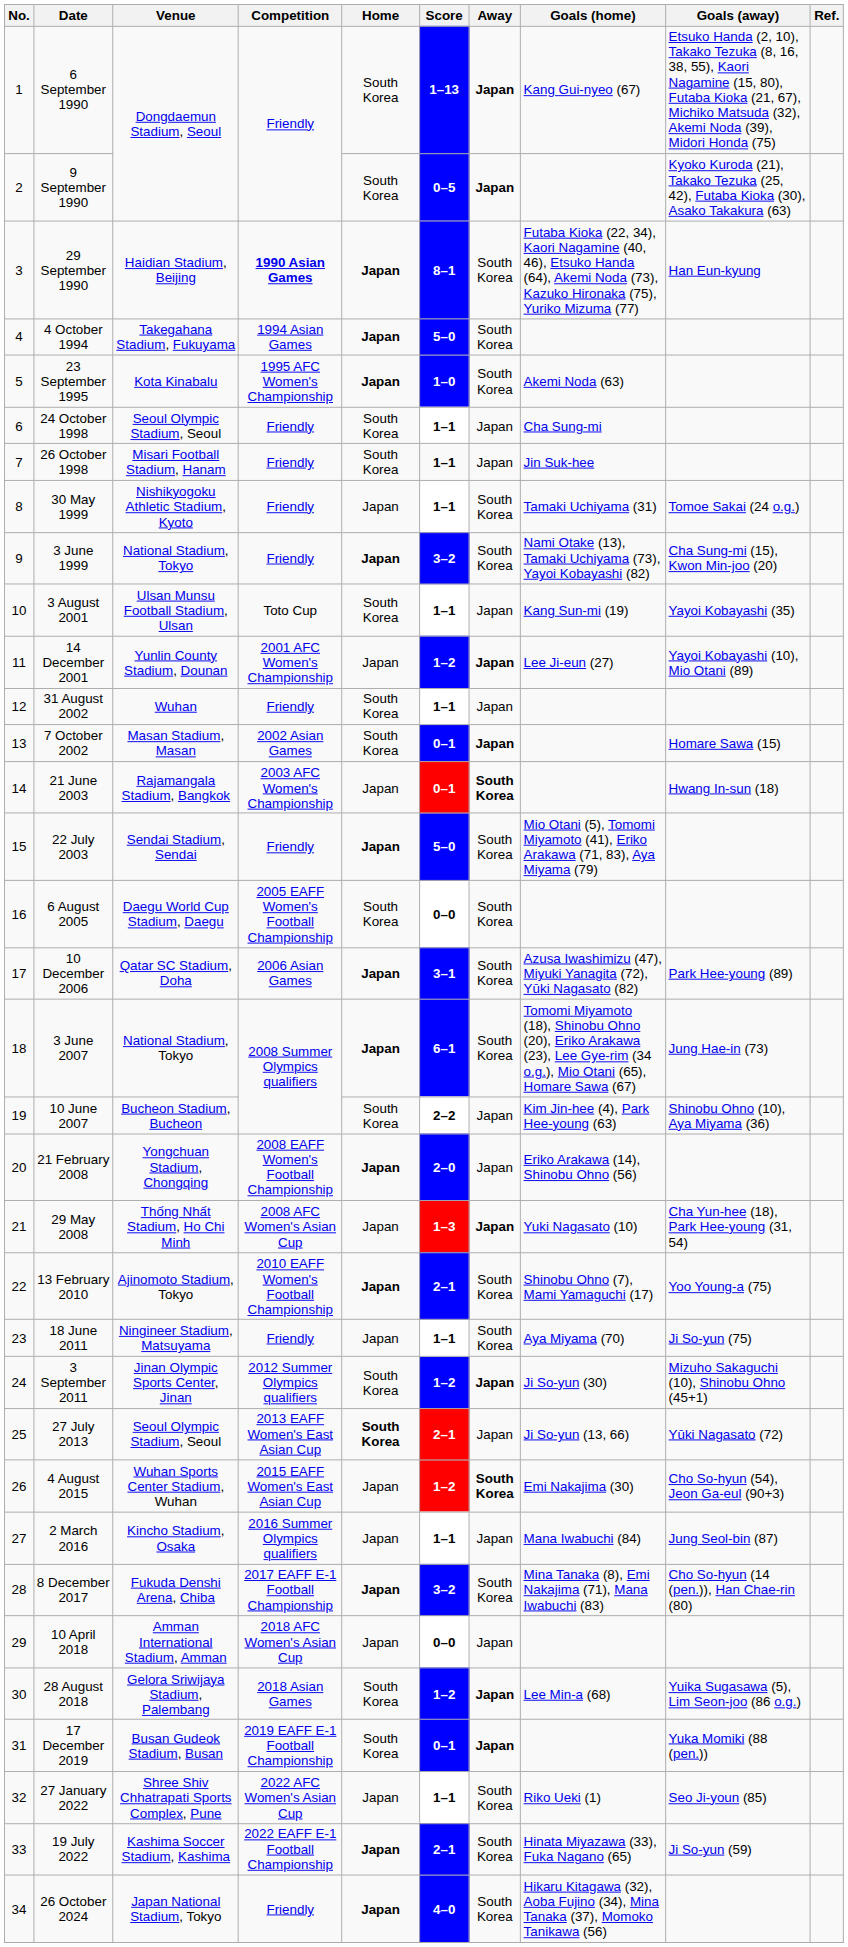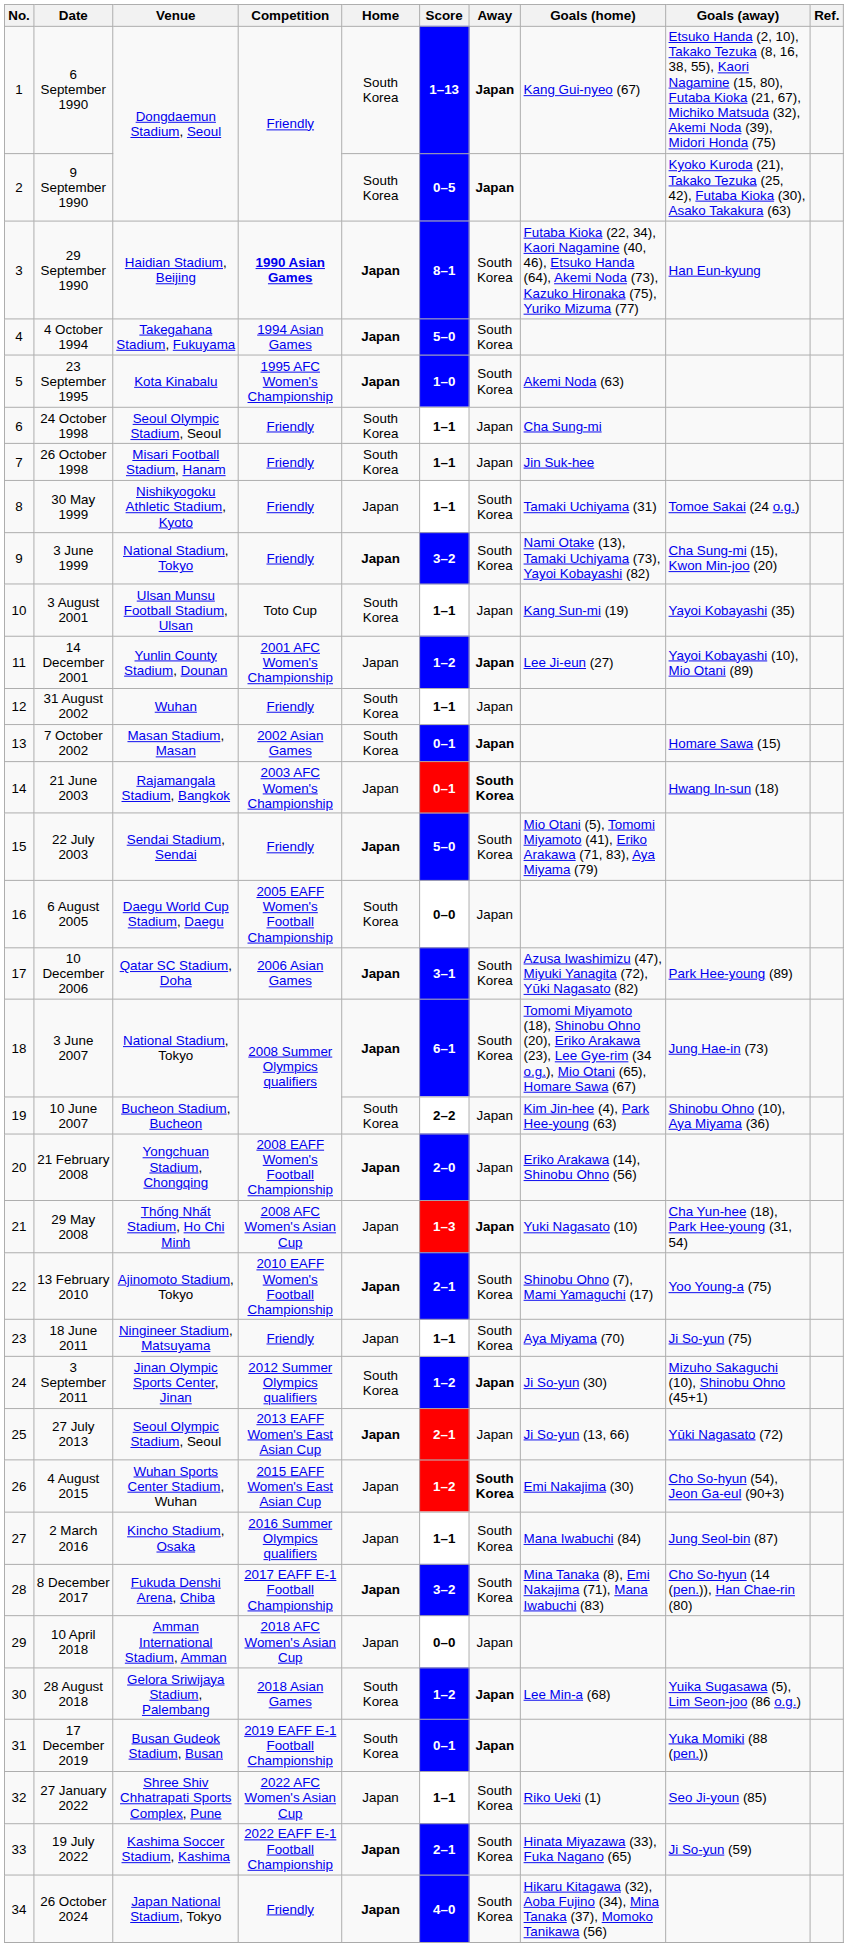(495, 914) South Korea -> (495, 914) Japan
(381, 1434) South Korea -> (381, 1434) Japan
(495, 1538) Japan -> (495, 1538) South Korea
